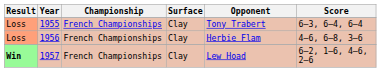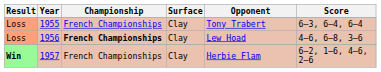(113, 38) normal -> (113, 38) bold
(234, 38) Herbie Flam -> (226, 38) Lew Hoad
(226, 56) Lew Hoad -> (234, 56) Herbie Flam
